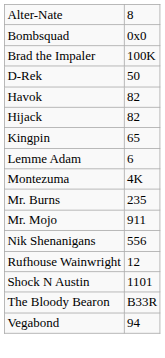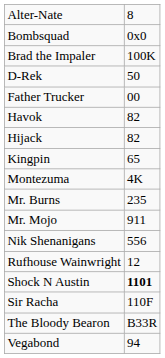+ row: (46, 96)
- row: (44, 158)
(140, 281) normal -> (140, 281) bold
+ row: (33, 302)
